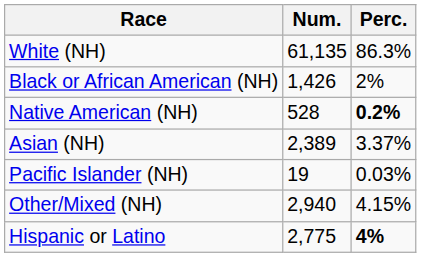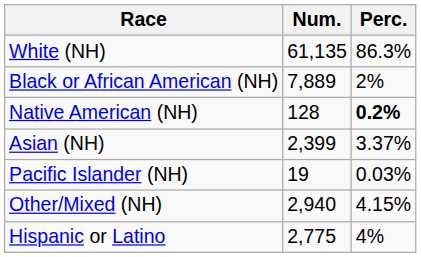(312, 81) 1,426 -> (312, 81) 7,889
(303, 112) 528 -> (303, 112) 128
(312, 143) 2,389 -> (312, 143) 2,399
(370, 236) bold -> (370, 236) normal
